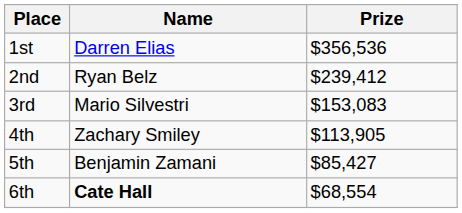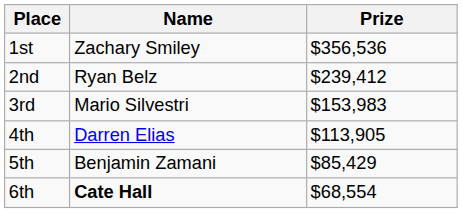(124, 47) Darren Elias -> (137, 47) Zachary Smiley
(349, 105) $153,083 -> (349, 105) $153,983
(137, 134) Zachary Smiley -> (124, 134) Darren Elias
(344, 163) $85,427 -> (344, 163) $85,429
